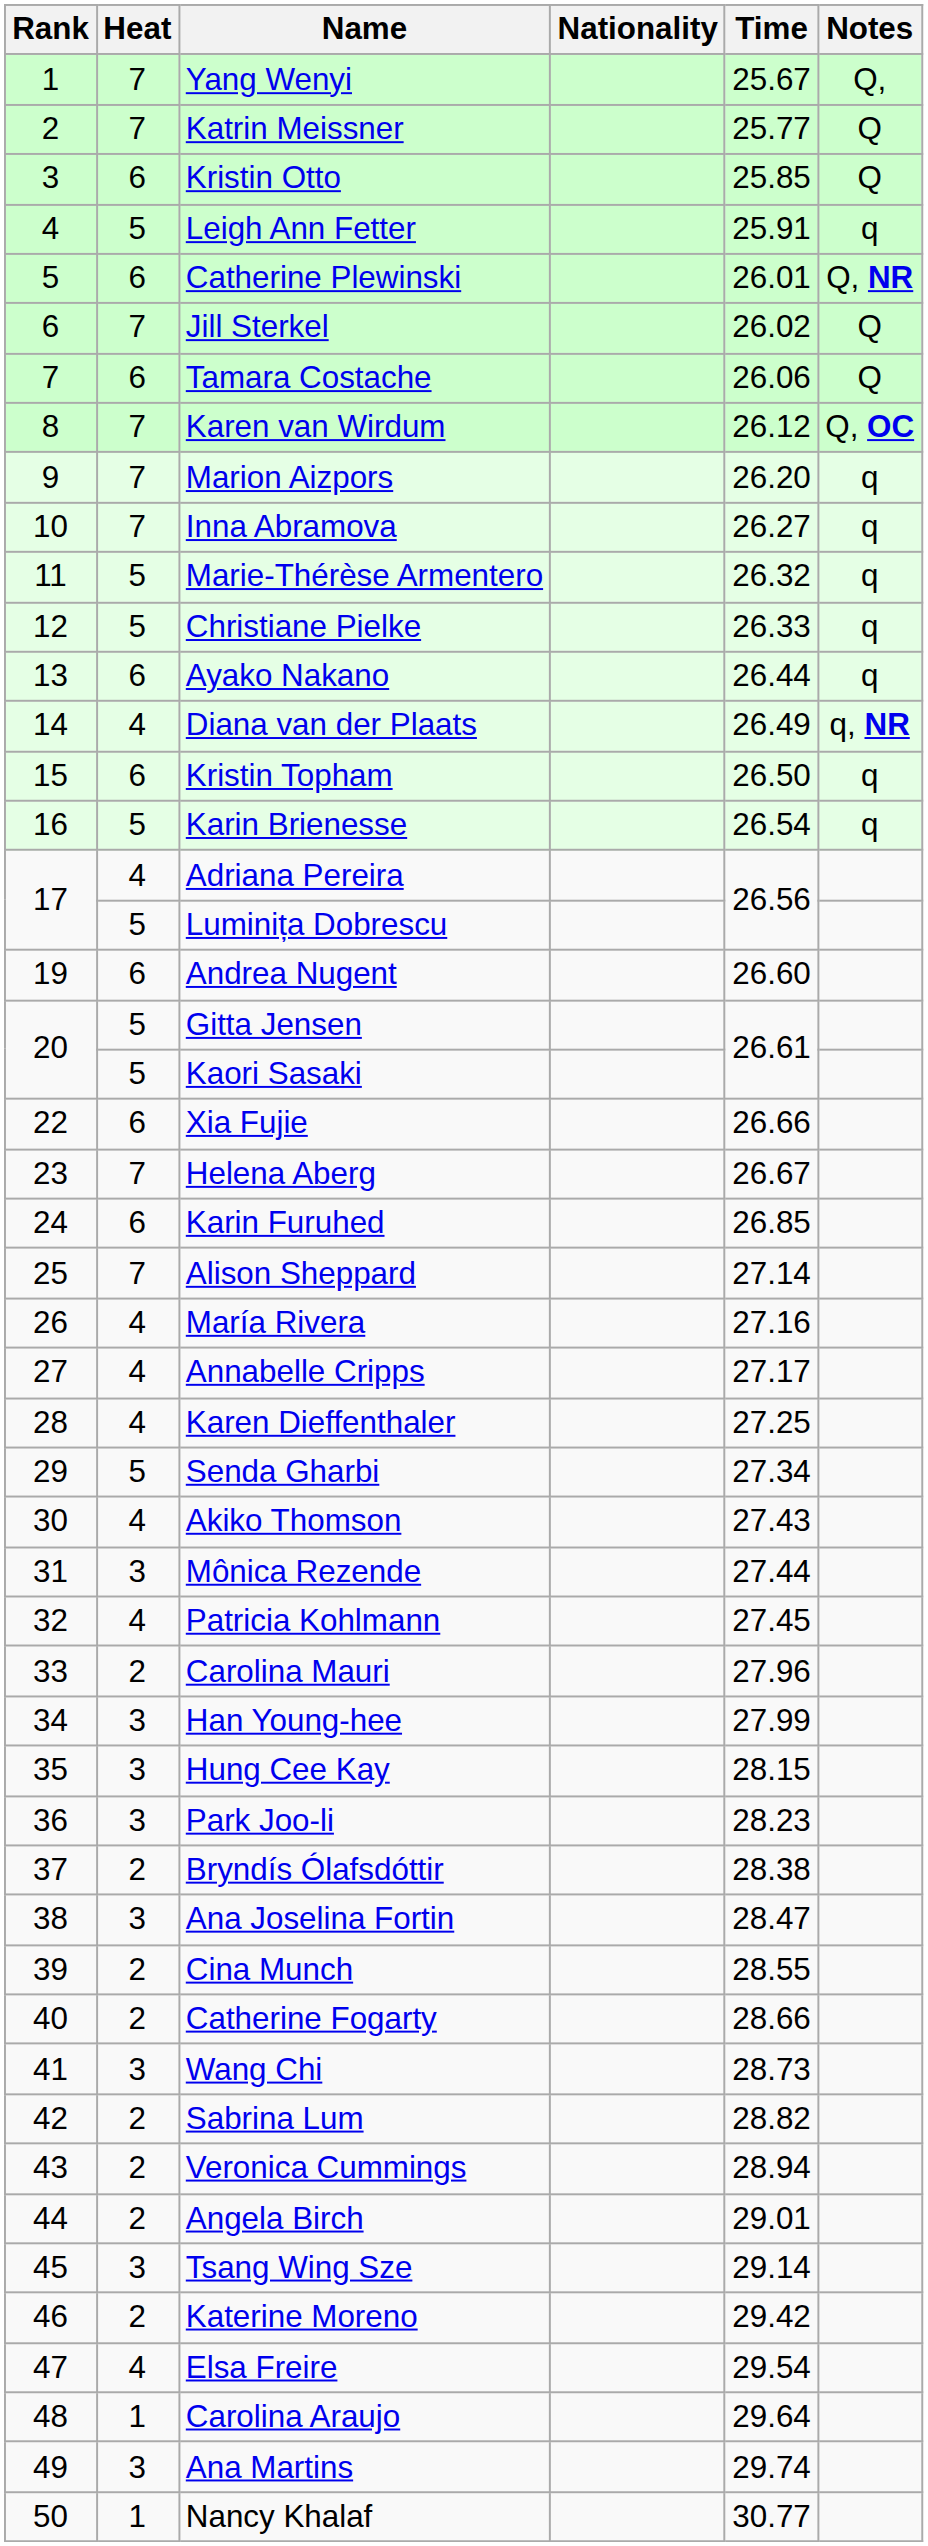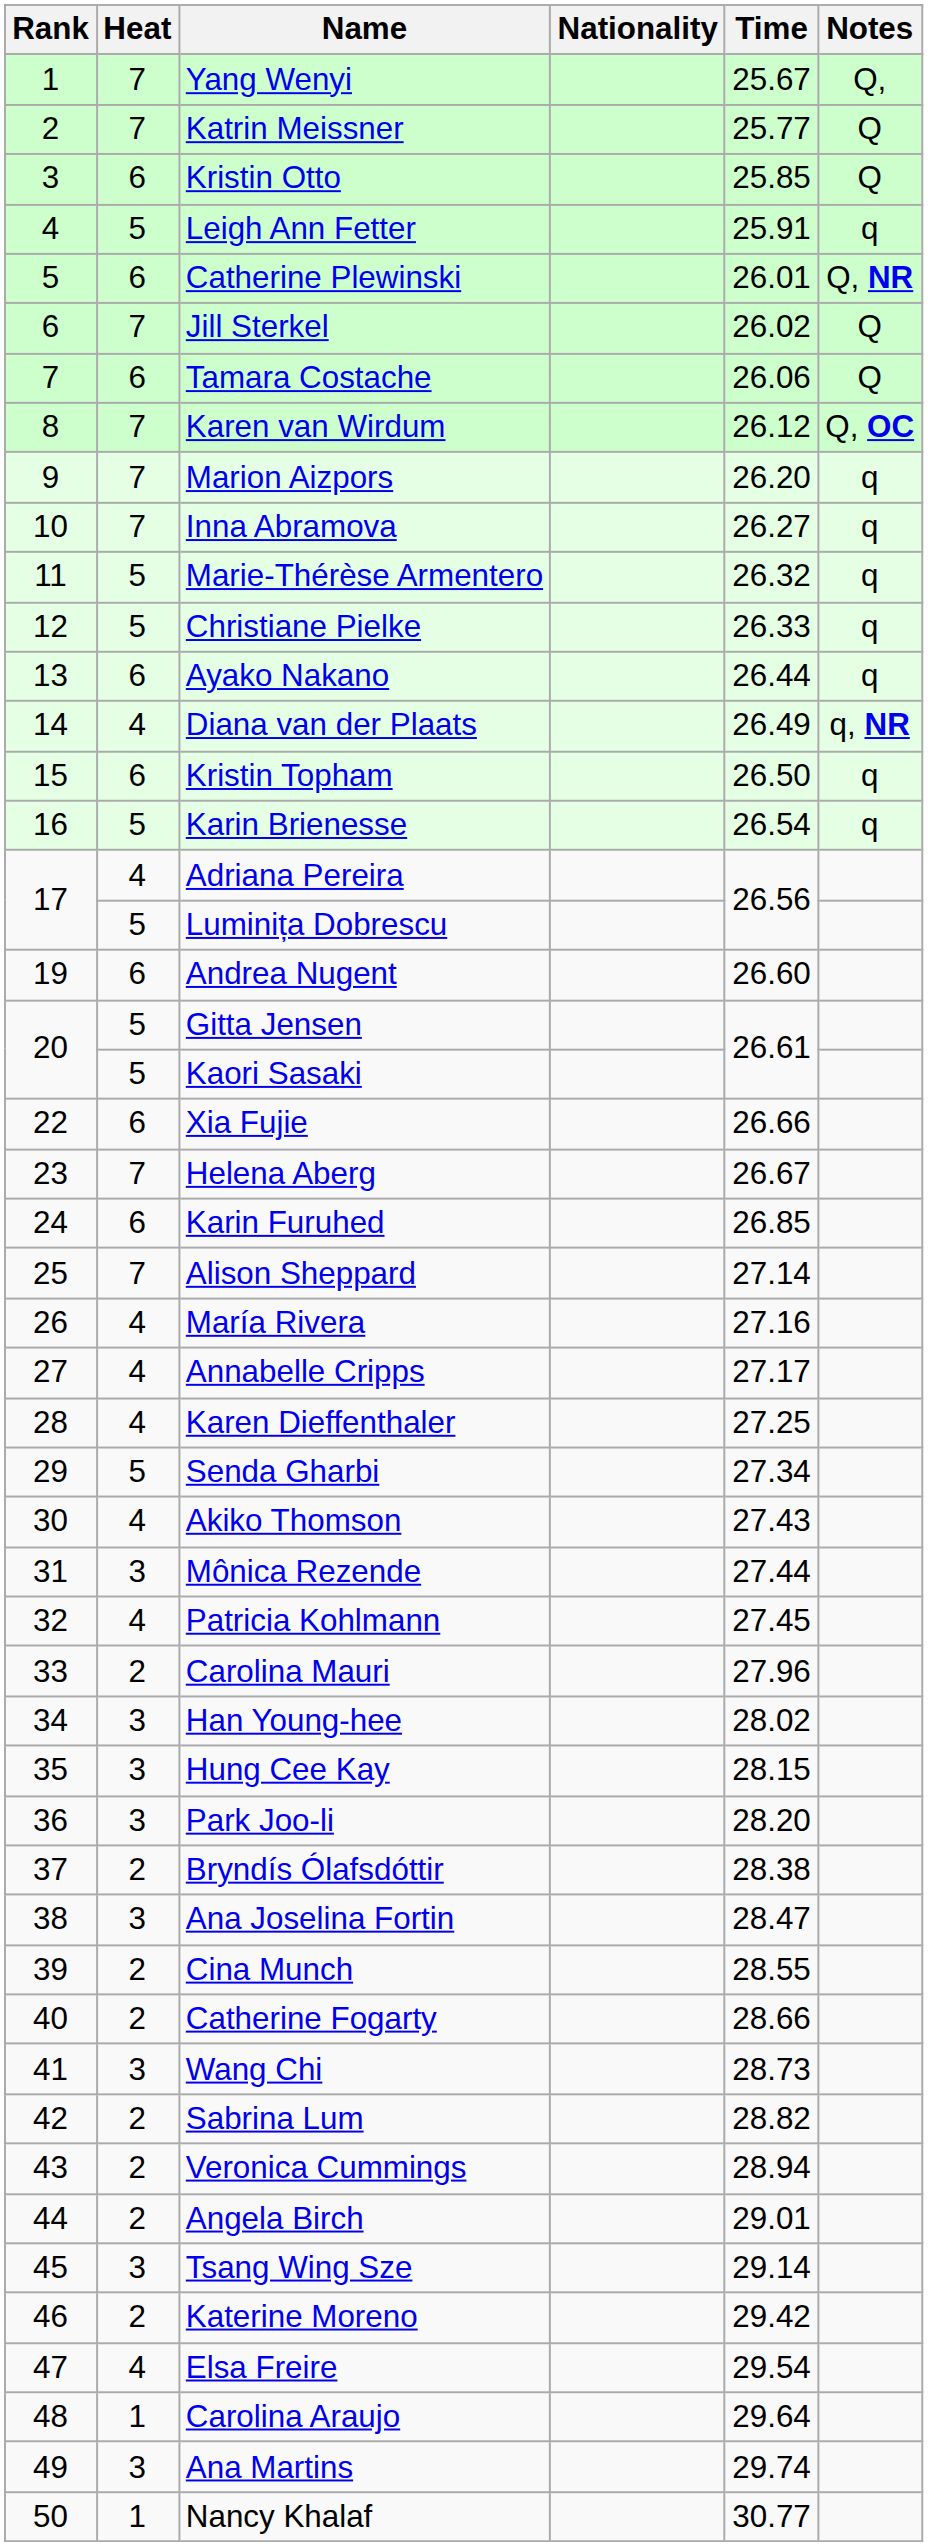(772, 1720) 27.99 -> (772, 1720) 28.02
(772, 1819) 28.23 -> (772, 1819) 28.20
